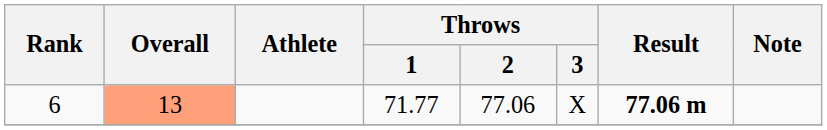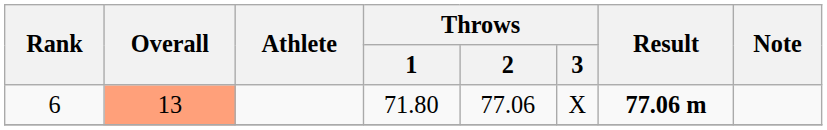(411, 104) 71.77 -> (411, 104) 71.80
